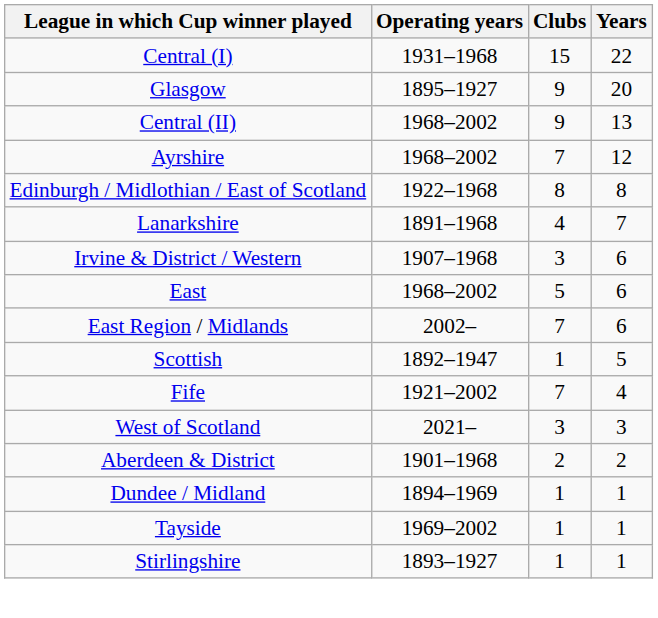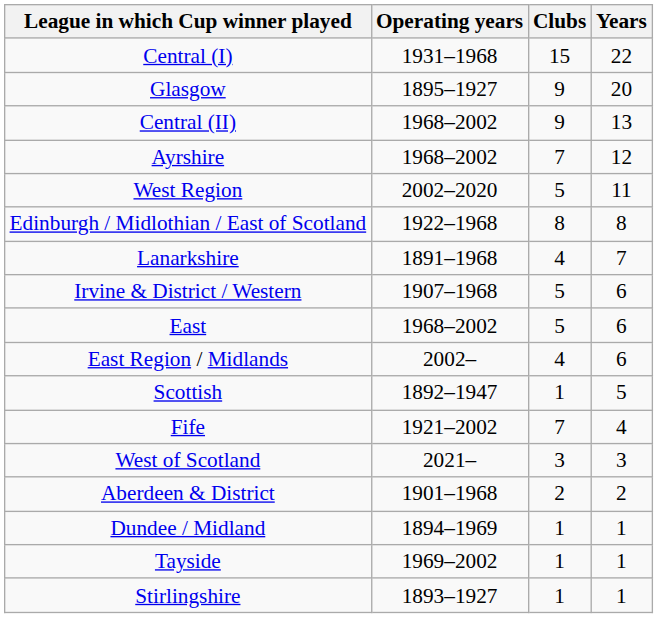+ row: (188, 190)
(560, 257) 3 -> (560, 291) 5
(560, 325) 7 -> (560, 358) 4
